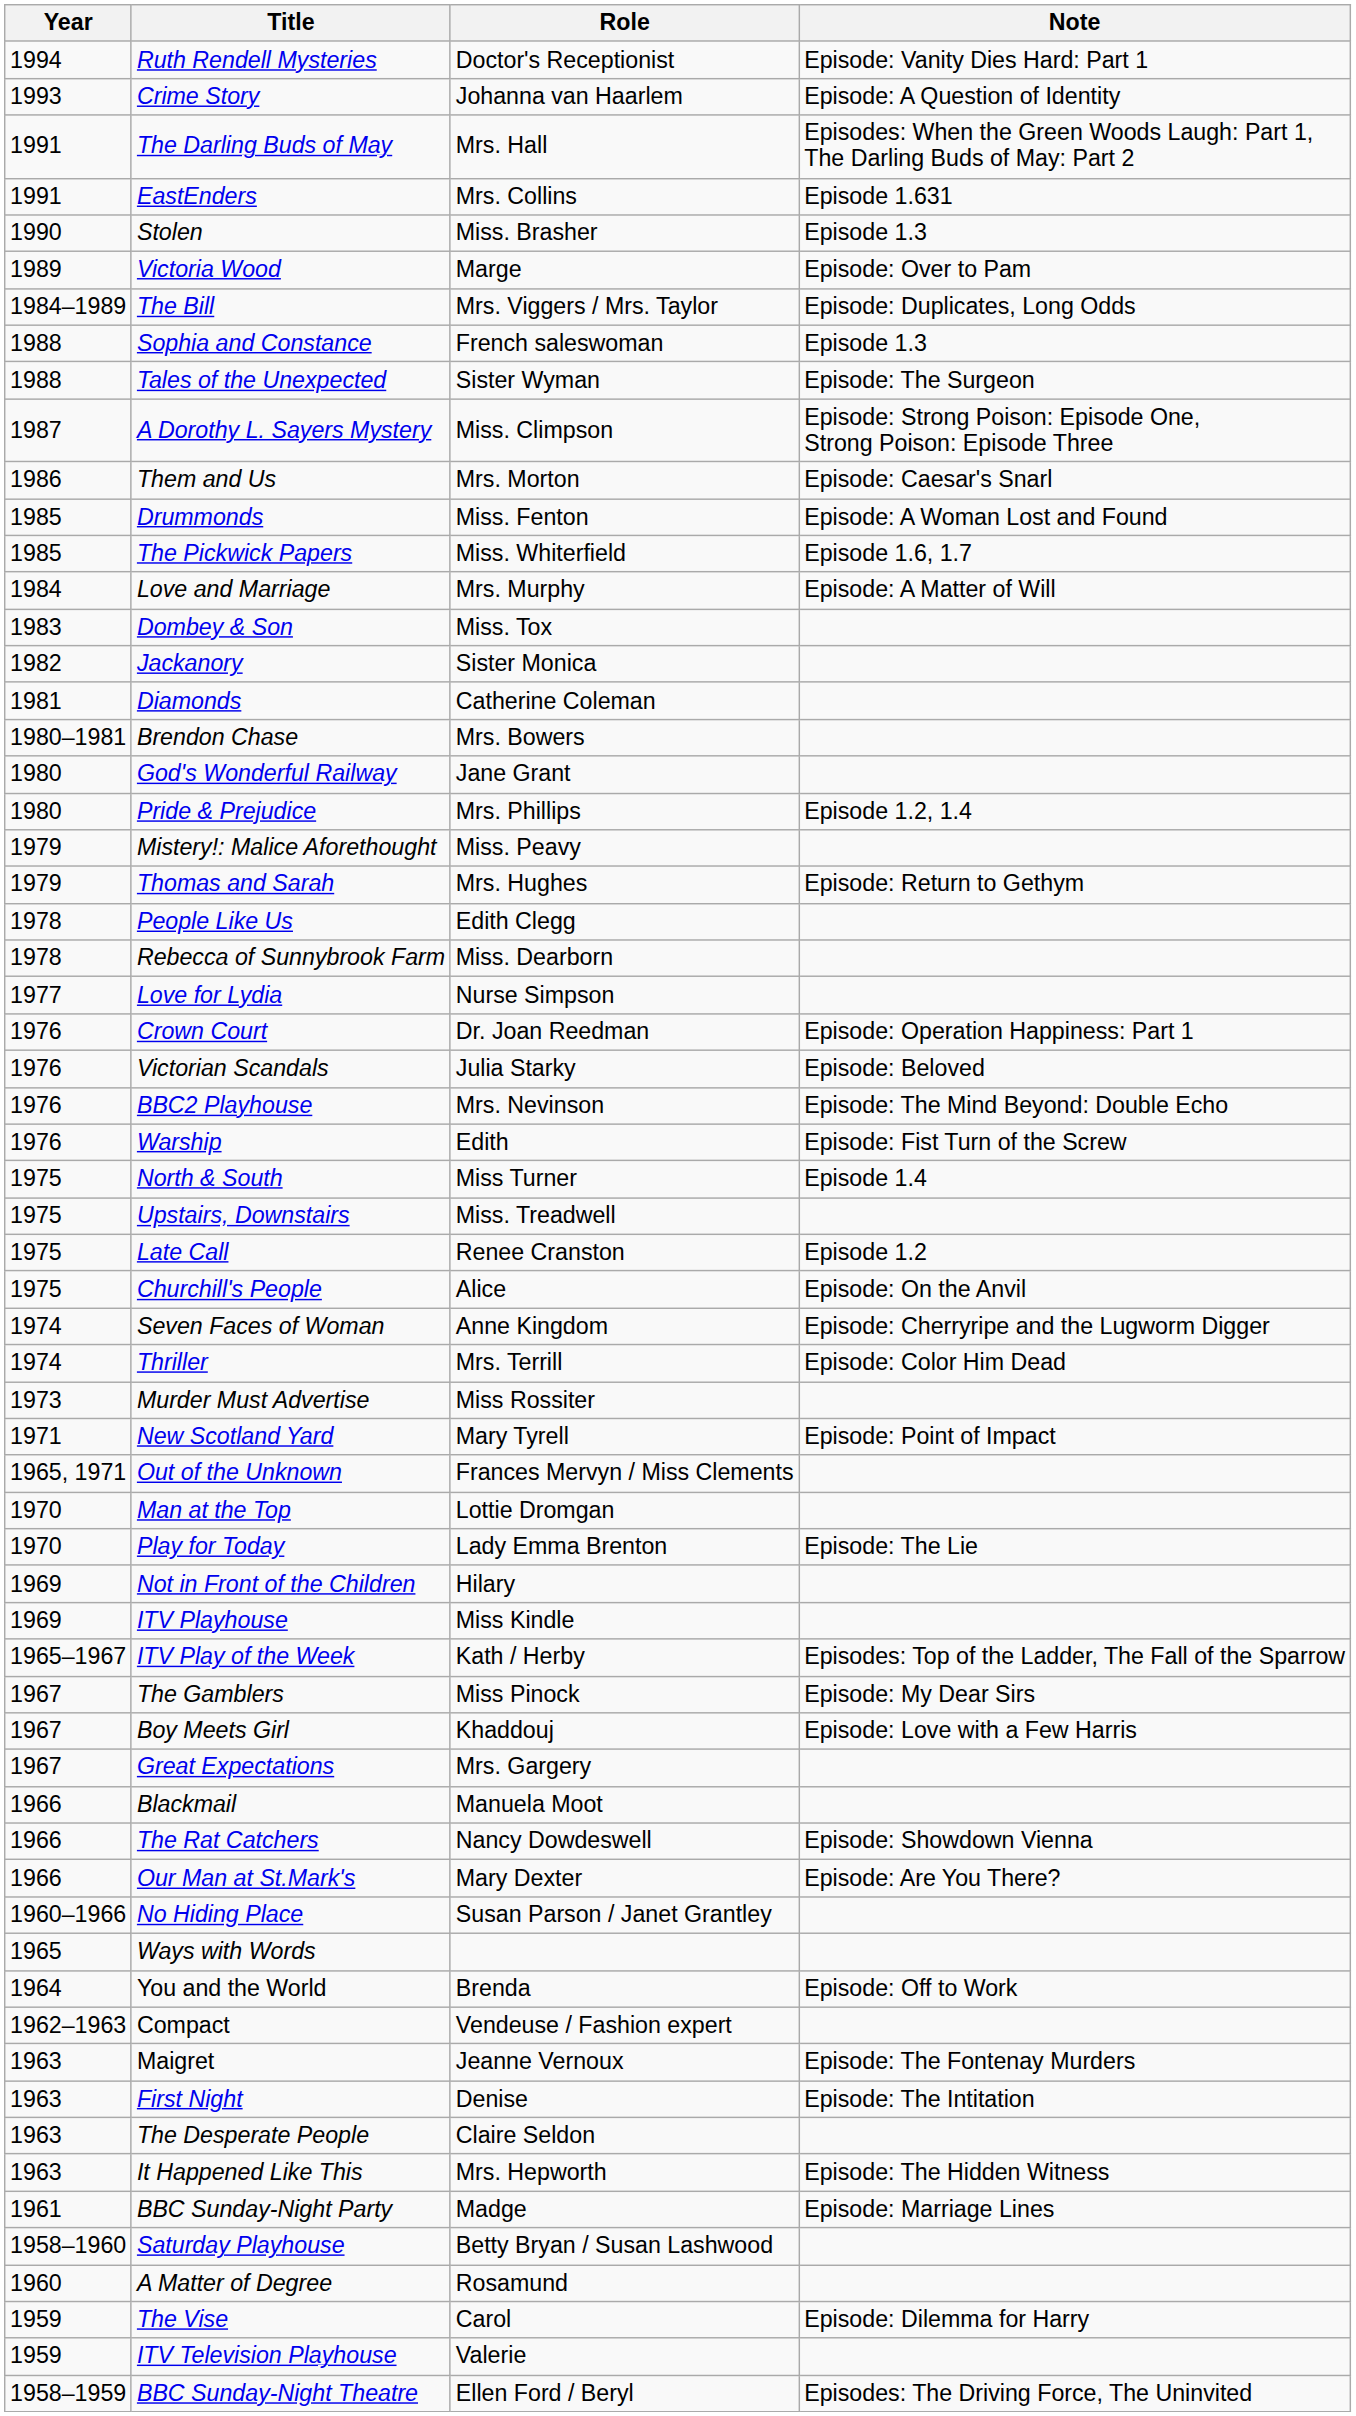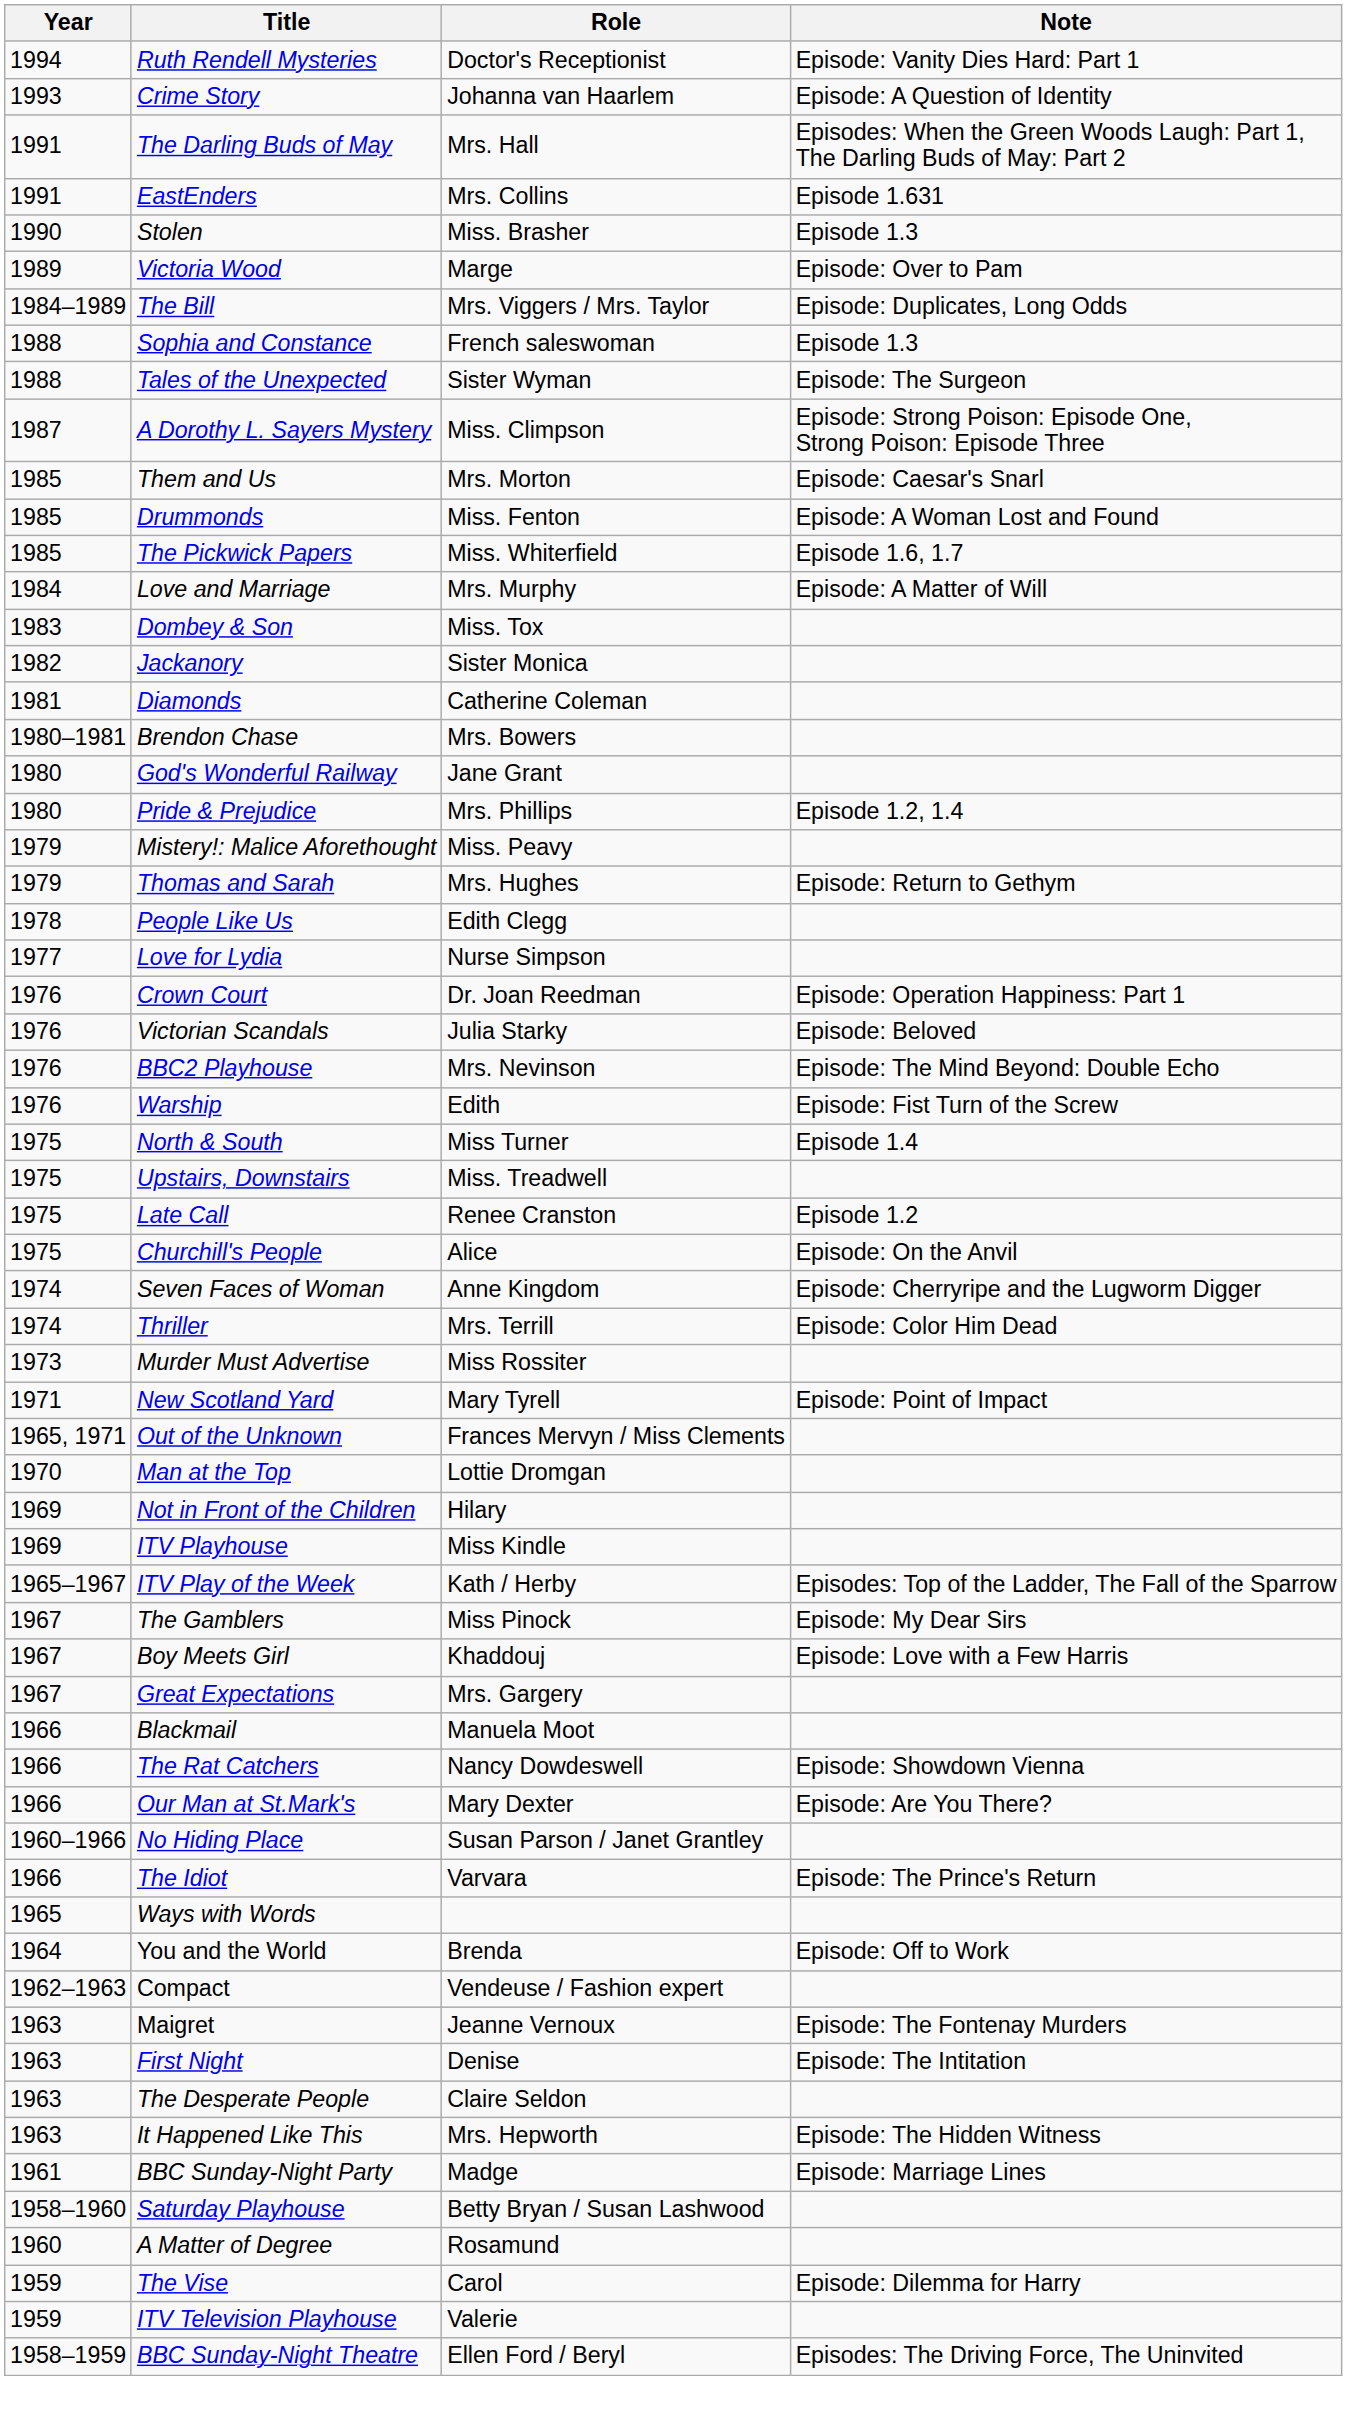(36, 479) 1986 -> (36, 479) 1985
- row: (291, 958)
- row: (211, 1546)
+ row: (182, 1877)
